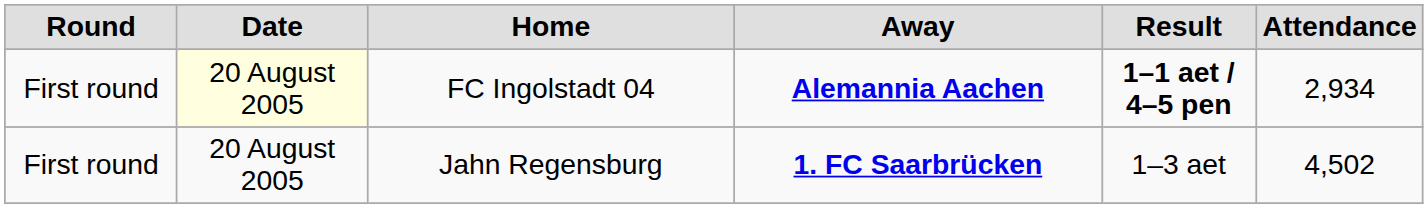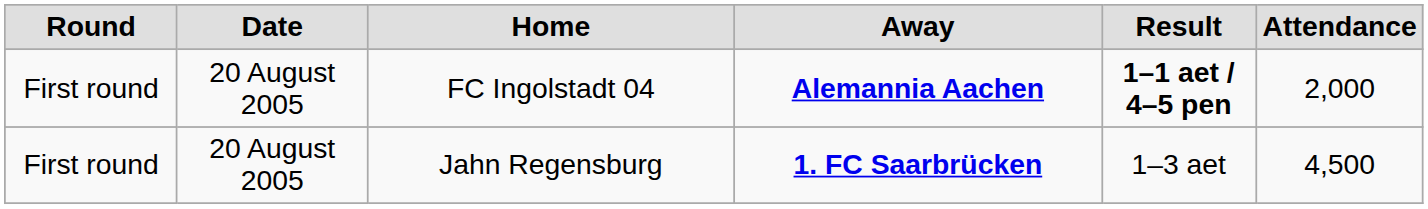(272, 87) lightyellow background -> (272, 87) no background
(1340, 87) 2,934 -> (1340, 87) 2,000
(1340, 164) 4,502 -> (1340, 164) 4,500
